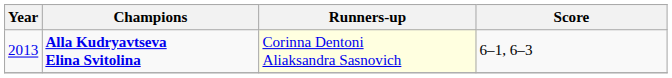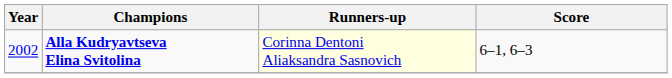(23, 51) 2013 -> (23, 51) 2002
